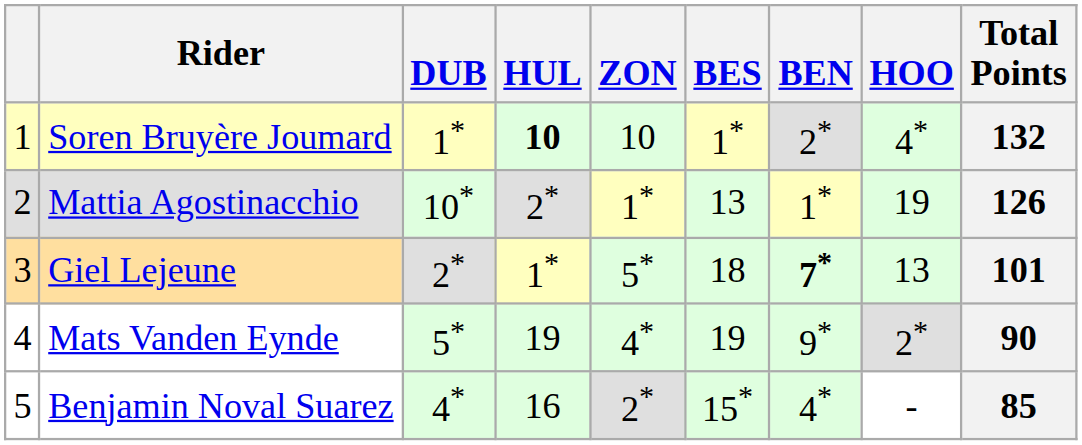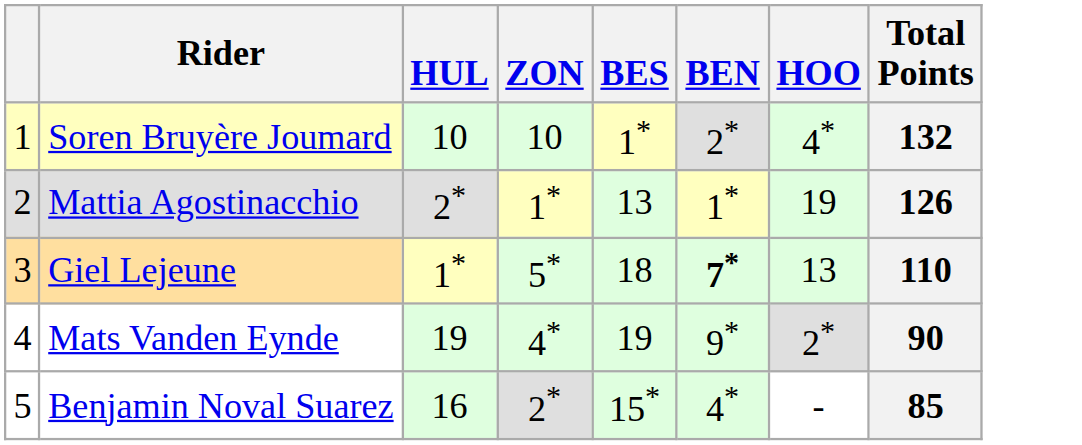- column: (448, 73)
(542, 136) bold -> (449, 136) normal
(1019, 270) 101 -> (926, 270) 110
